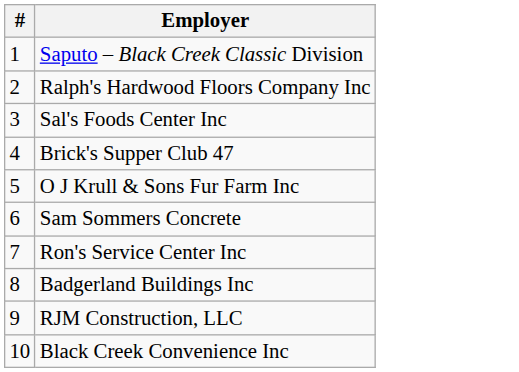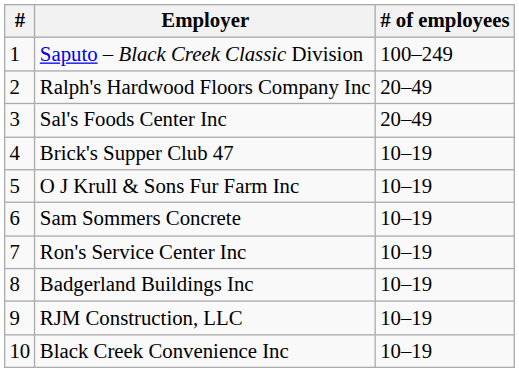+ column: (445, 20)
